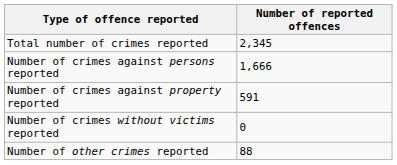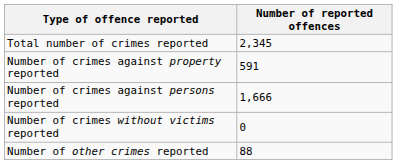rows swapped: (111, 67) <-> (114, 97)
